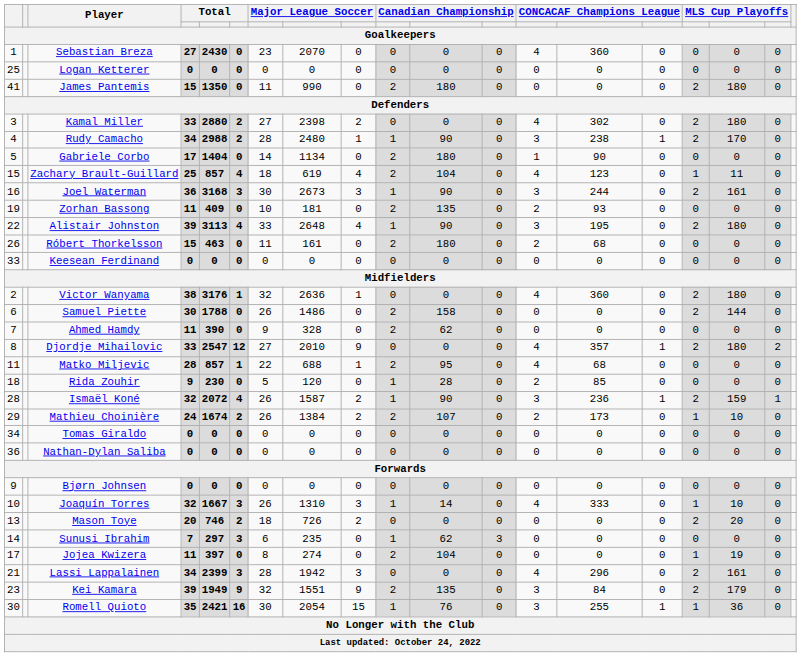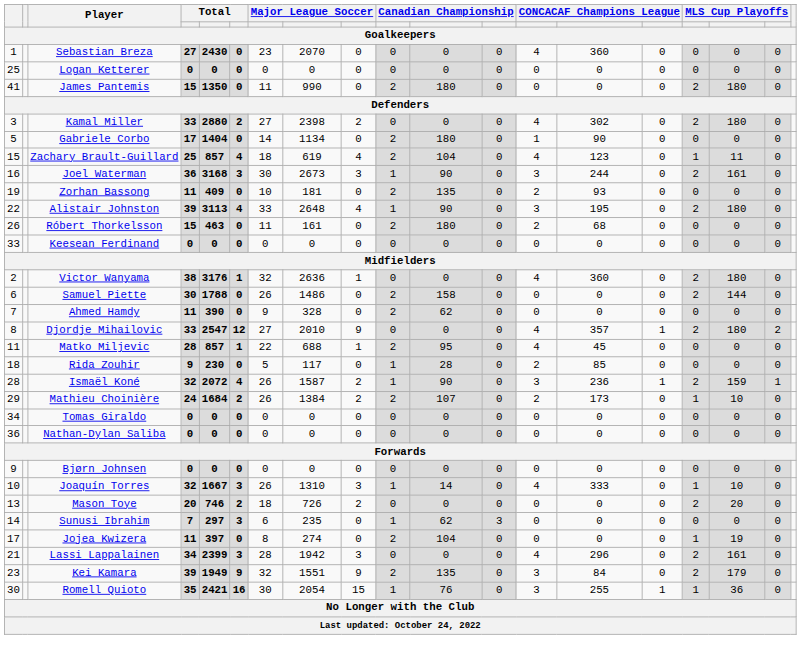- row: (104, 140)
(599, 366) 68 -> (599, 348) 45
(312, 383) 120 -> (312, 366) 117
(215, 418) 1674 -> (215, 400) 1684
